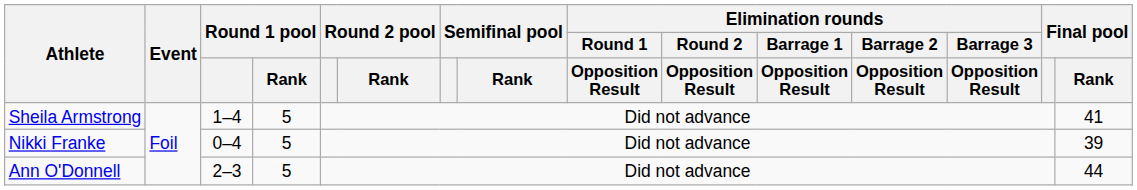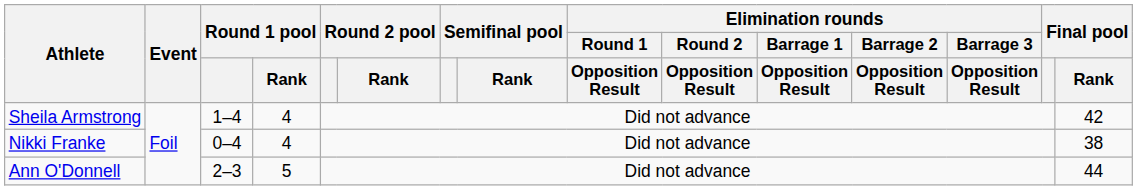(287, 116) 5 -> (287, 116) 4
(1094, 116) 41 -> (1094, 116) 42
(287, 144) 5 -> (287, 144) 4
(1094, 144) 39 -> (1094, 144) 38
